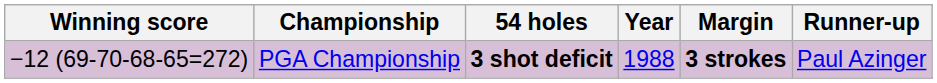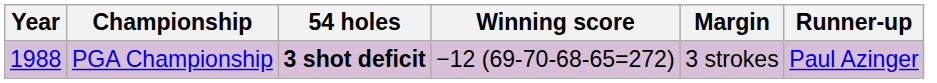columns swapped: (649, 22) <-> (129, 22)
(736, 59) bold -> (732, 59) normal
